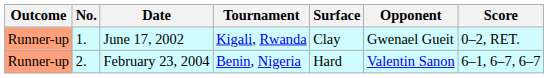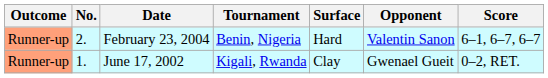rows swapped: (144, 38) <-> (157, 61)
